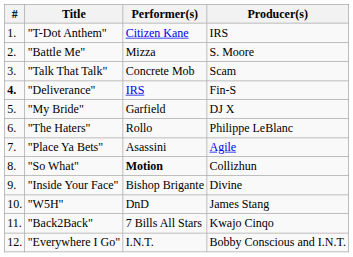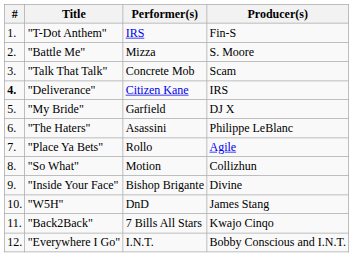(157, 33) Citizen Kane -> (135, 33) IRS
(219, 33) IRS -> (223, 33) Fin-S
(135, 90) IRS -> (157, 90) Citizen Kane
(223, 90) Fin-S -> (219, 90) IRS
(139, 128) Rollo -> (146, 128) Asassini
(146, 147) Asassini -> (139, 147) Rollo
(144, 166) bold -> (143, 166) normal
